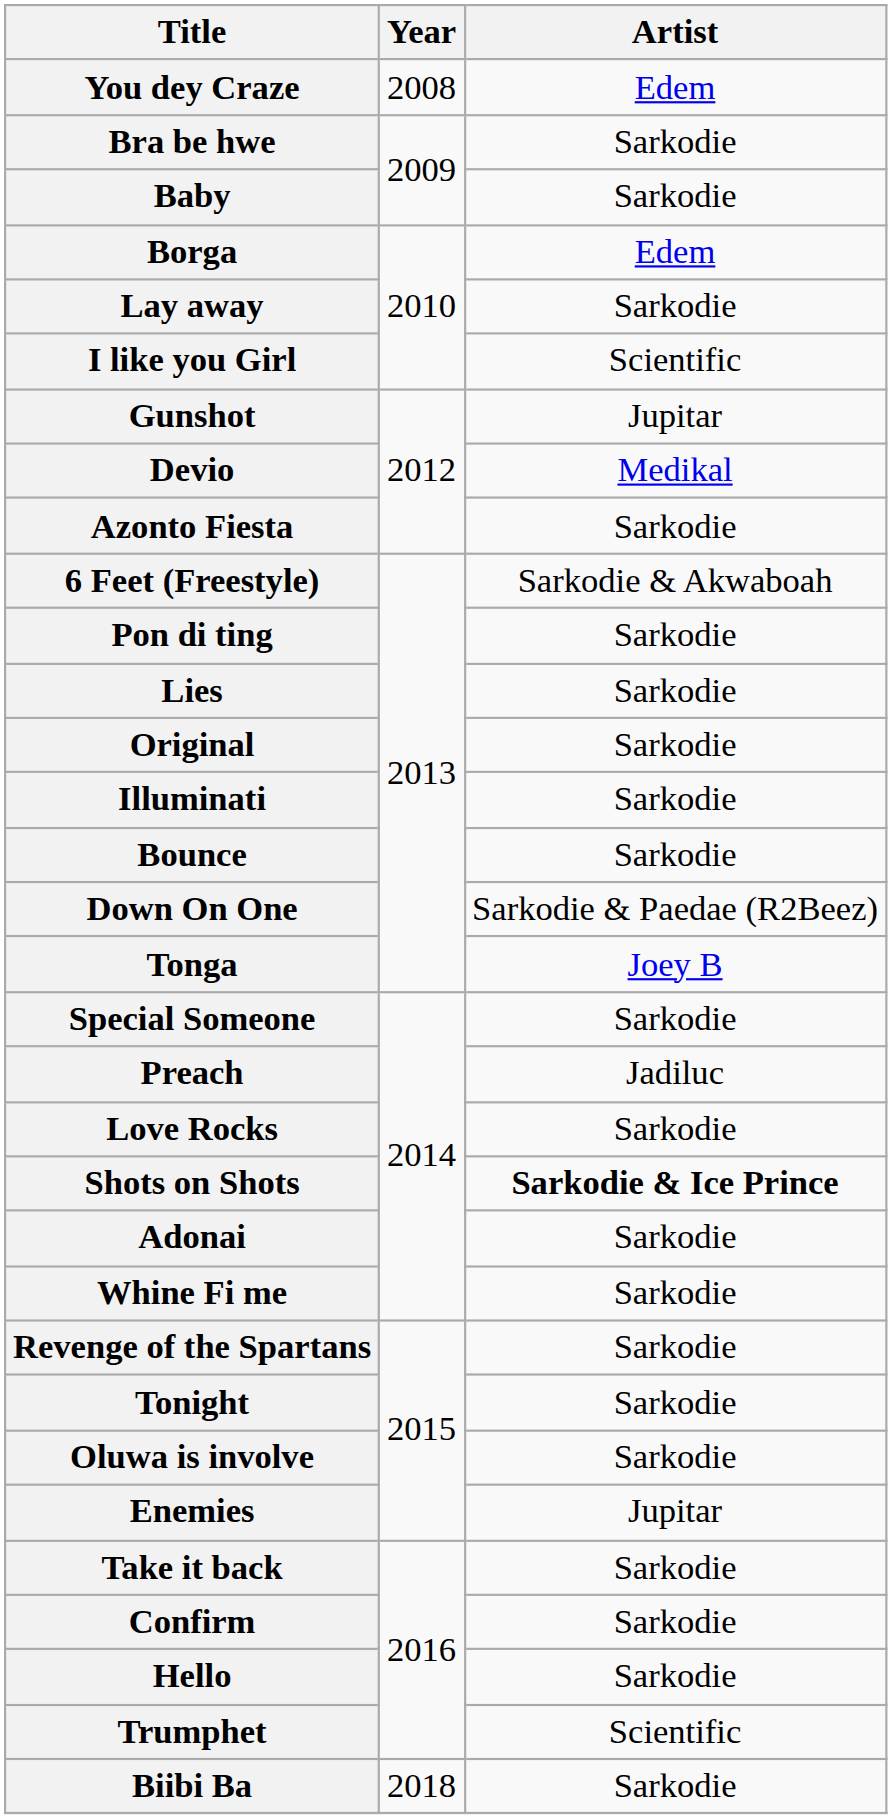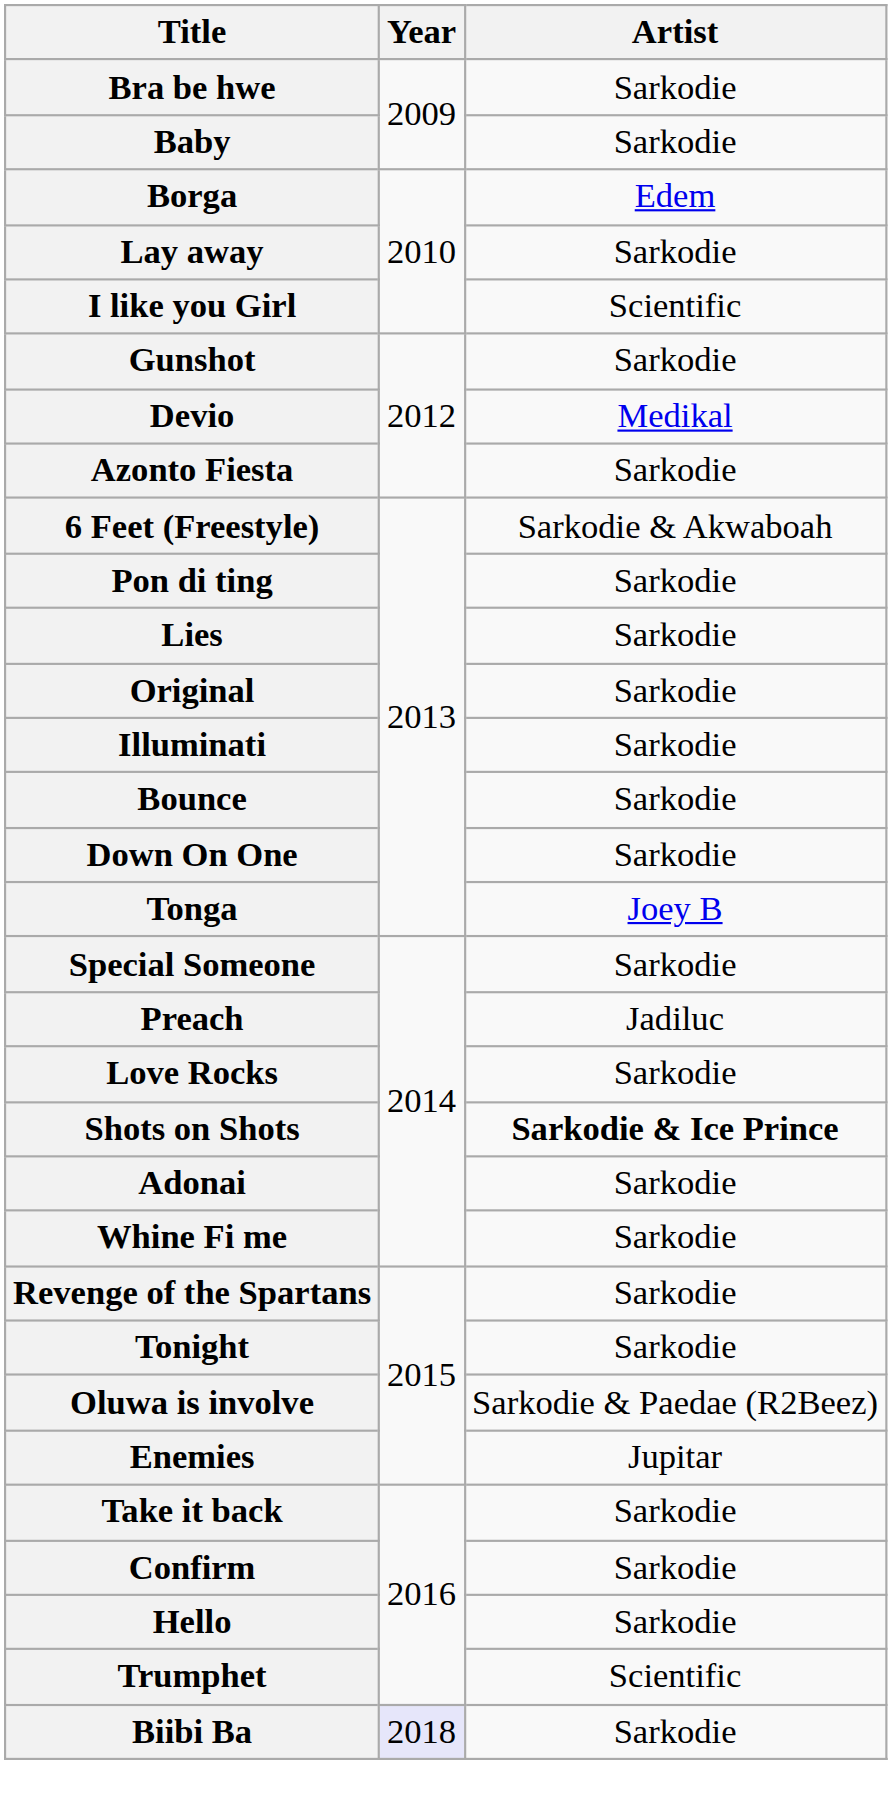- row: (192, 86)
(675, 415) Jupitar -> (675, 360) Sarkodie
(675, 908) Sarkodie & Paedae (R2Beez) -> (675, 854) Sarkodie
(675, 1456) Sarkodie -> (675, 1402) Sarkodie & Paedae (R2Beez)
(422, 1785) no background -> (422, 1731) lavender background
